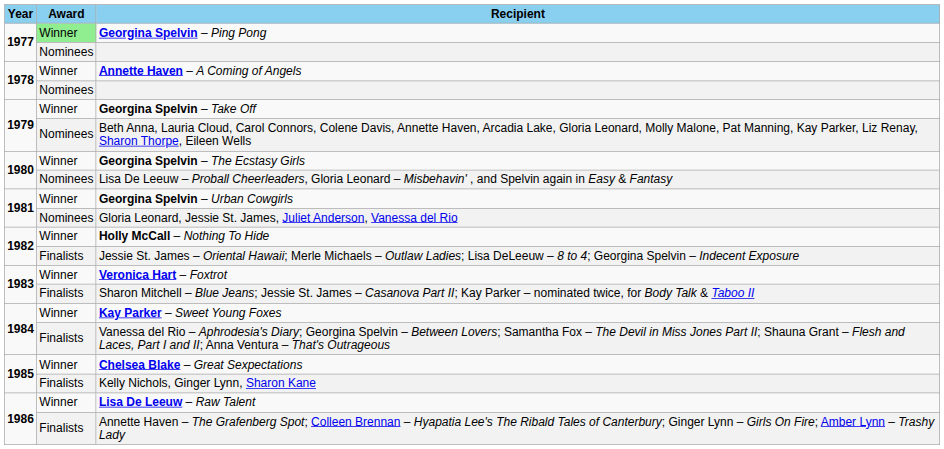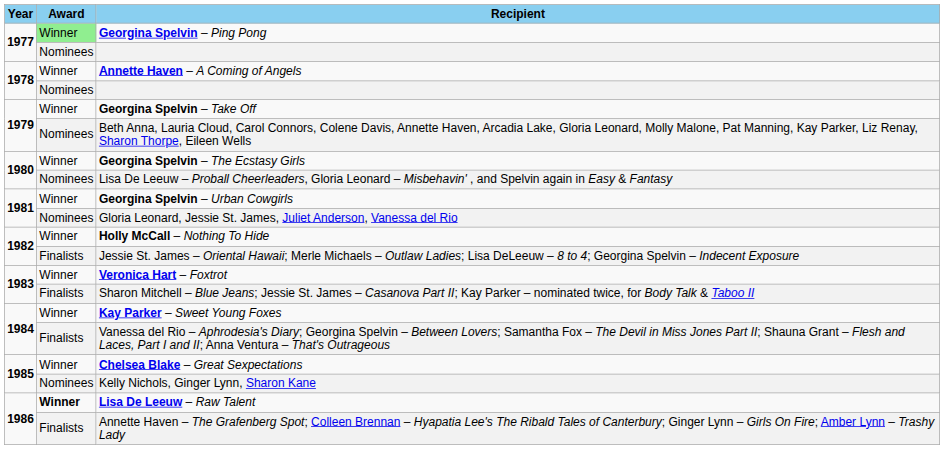(61, 383) Finalists -> (66, 383) Nominees
(58, 402) normal -> (60, 402) bold
